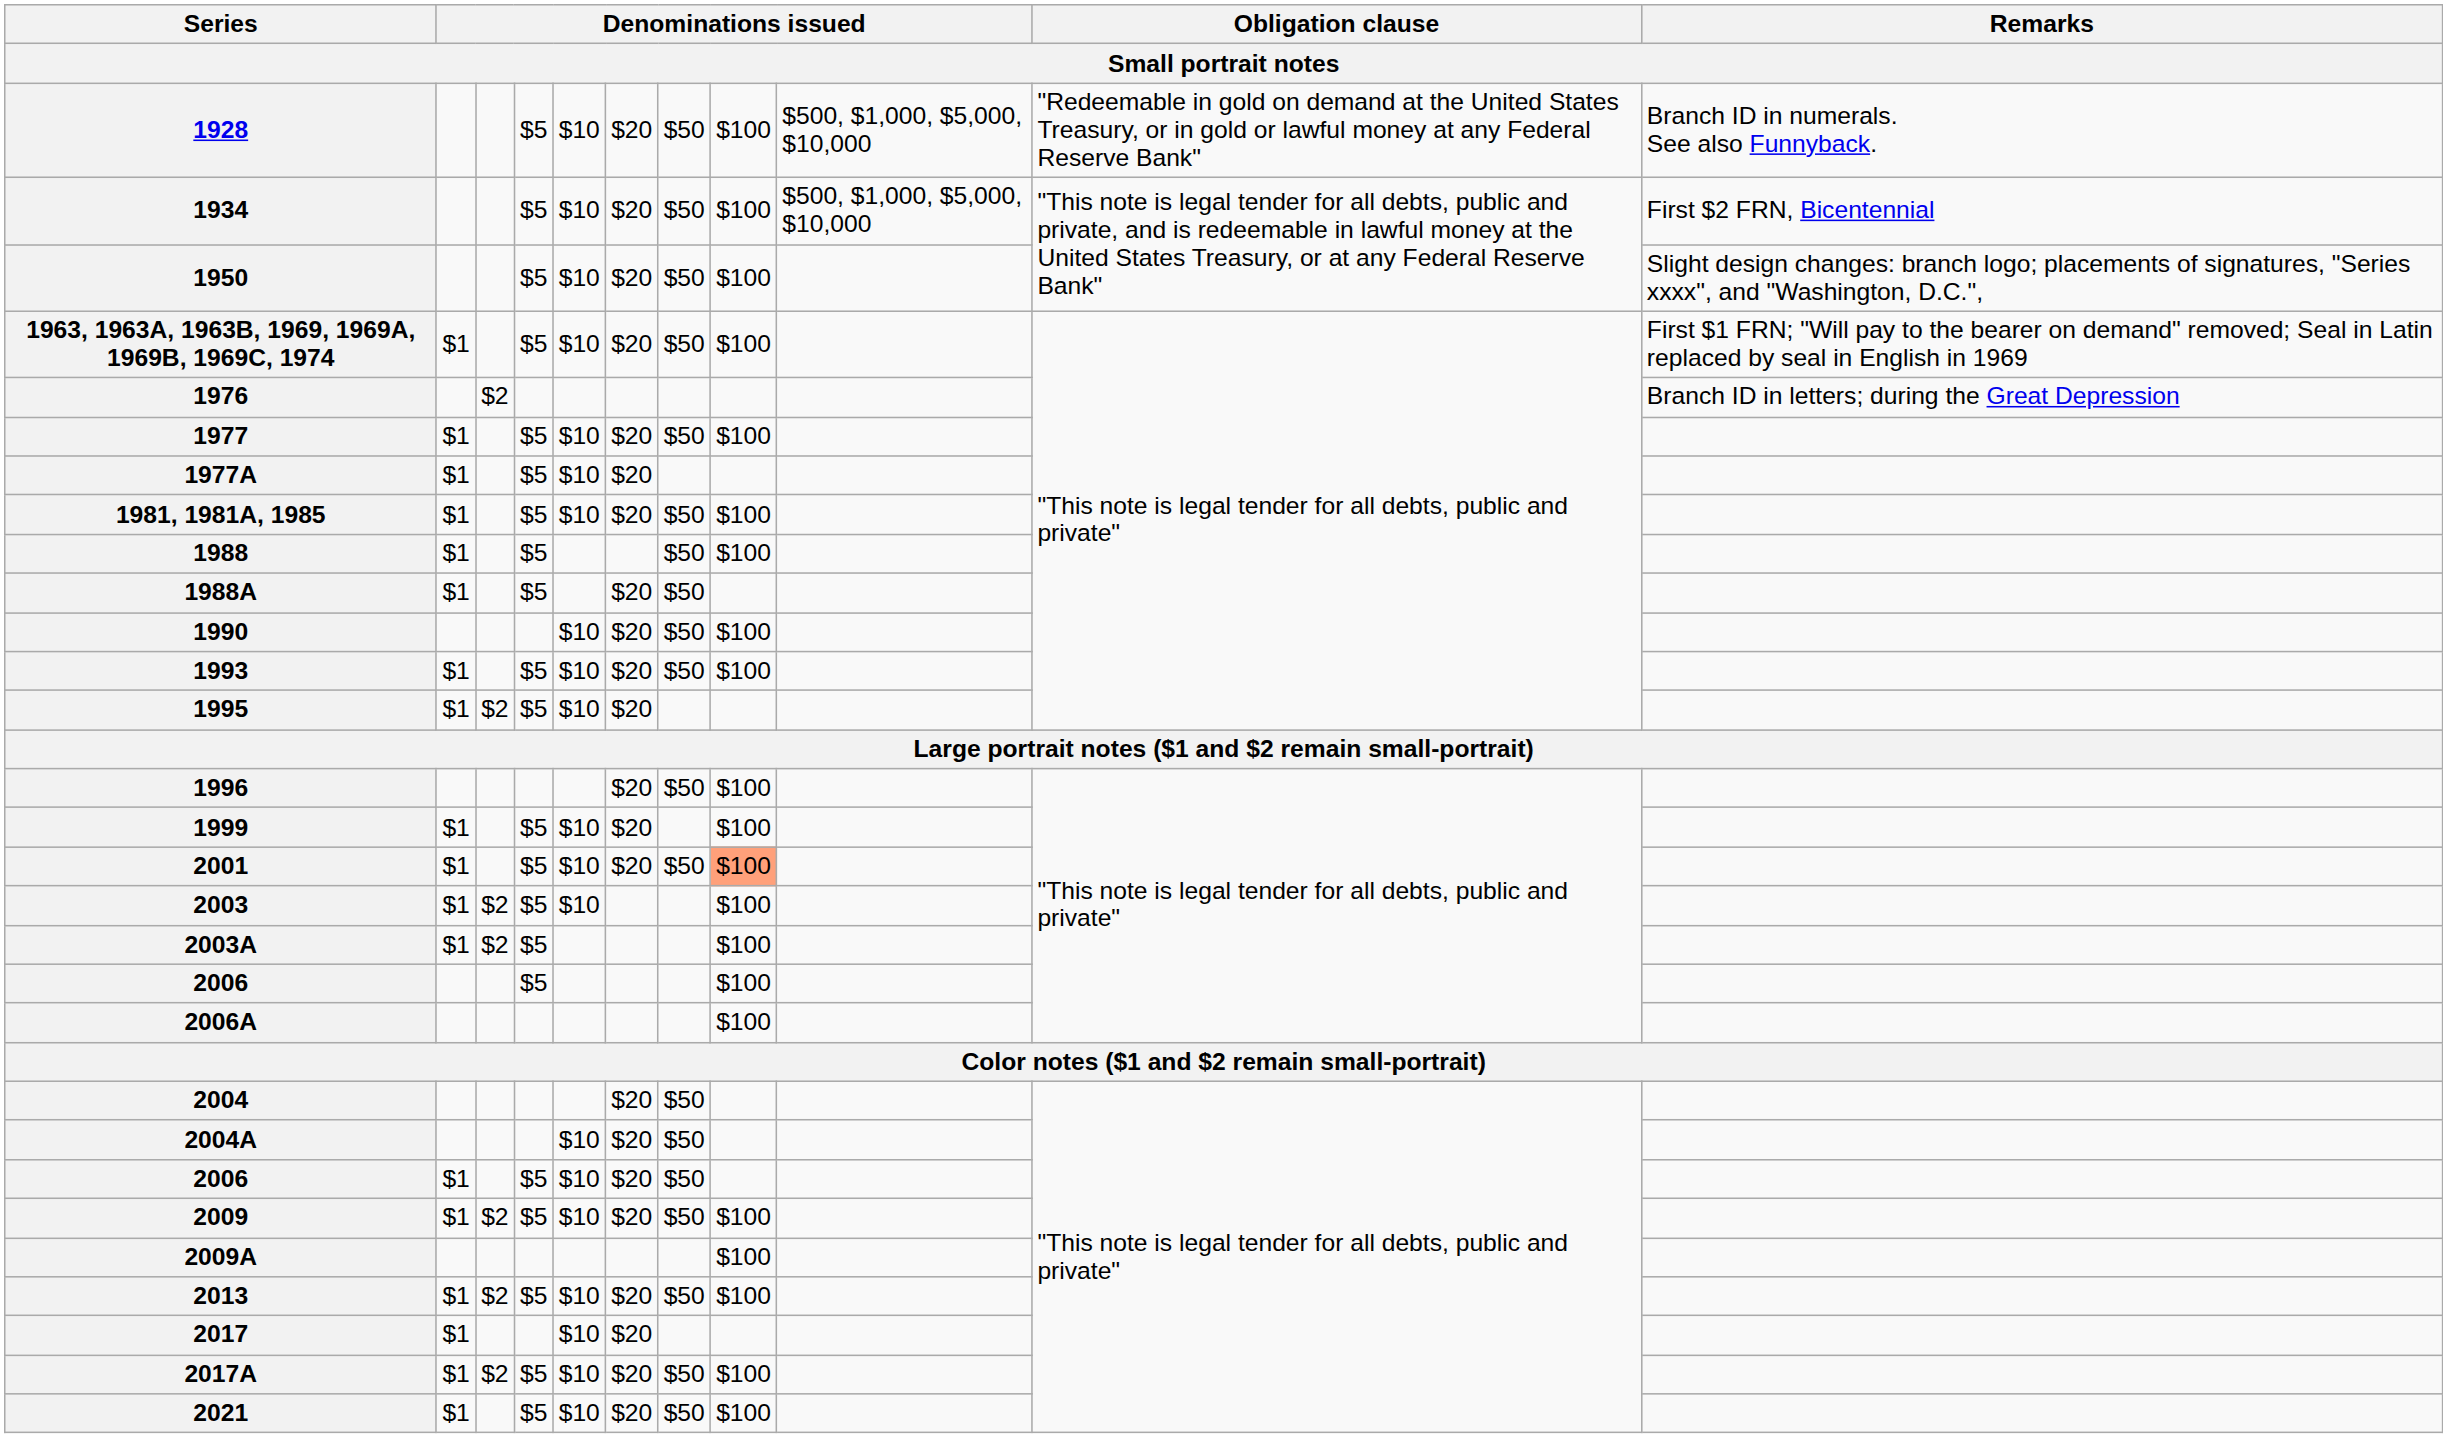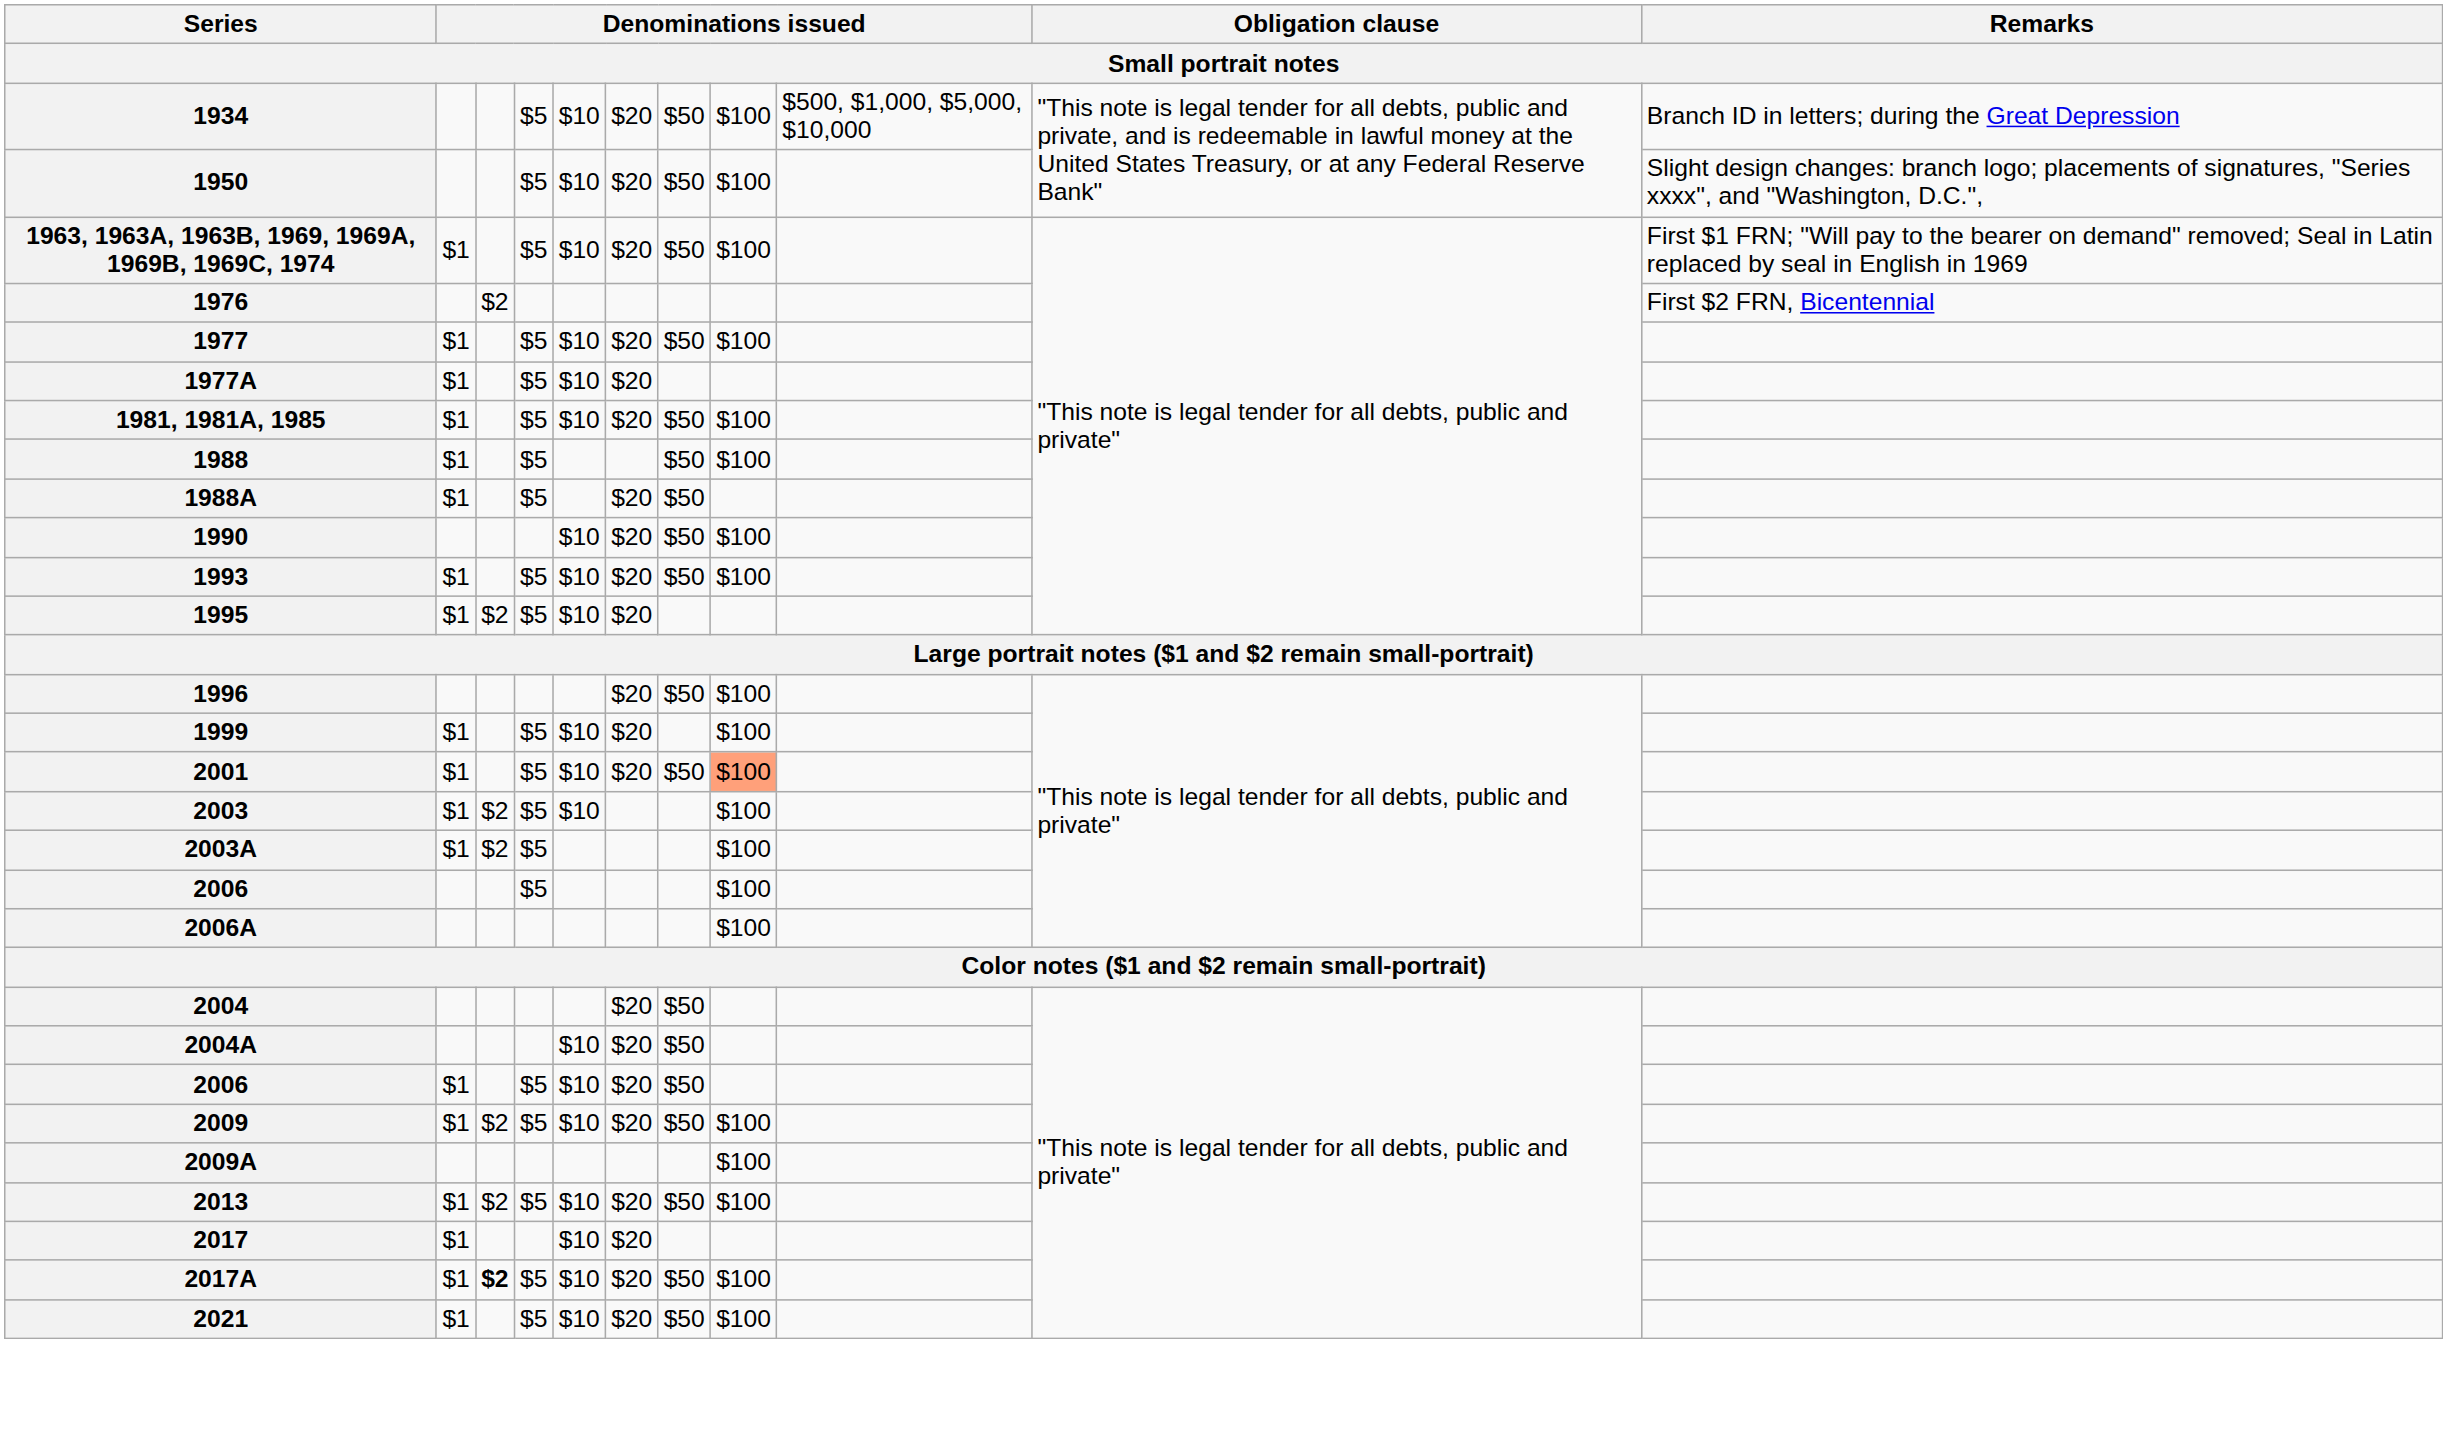- row: (221, 129)
(1791, 210) First $2 FRN, Bicentennial -> (1913, 116) Branch ID in letters; during the Great Depression
(1913, 397) Branch ID in letters; during the Great Depression -> (1791, 302) First $2 FRN, Bicentennial
(495, 1374) normal -> (495, 1279) bold
